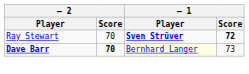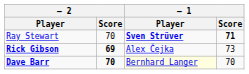(230, 37) 72 -> (230, 37) 71
+ row: (32, 50)
(230, 50) 73 -> (230, 62) 70
